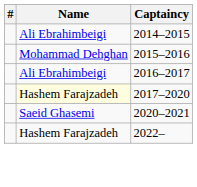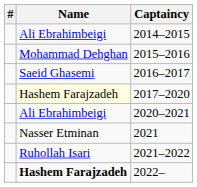(63, 73) Ali Ebrahimbeigi -> (57, 73) Saeid Ghasemi
(57, 113) Saeid Ghasemi -> (63, 113) Ali Ebrahimbeigi
+ row: (146, 133)
+ row: (162, 152)
(69, 133) normal -> (73, 172) bold
